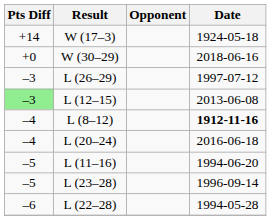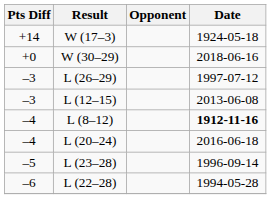(29, 99) lightgreen background -> (29, 99) no background
- row: (90, 162)
